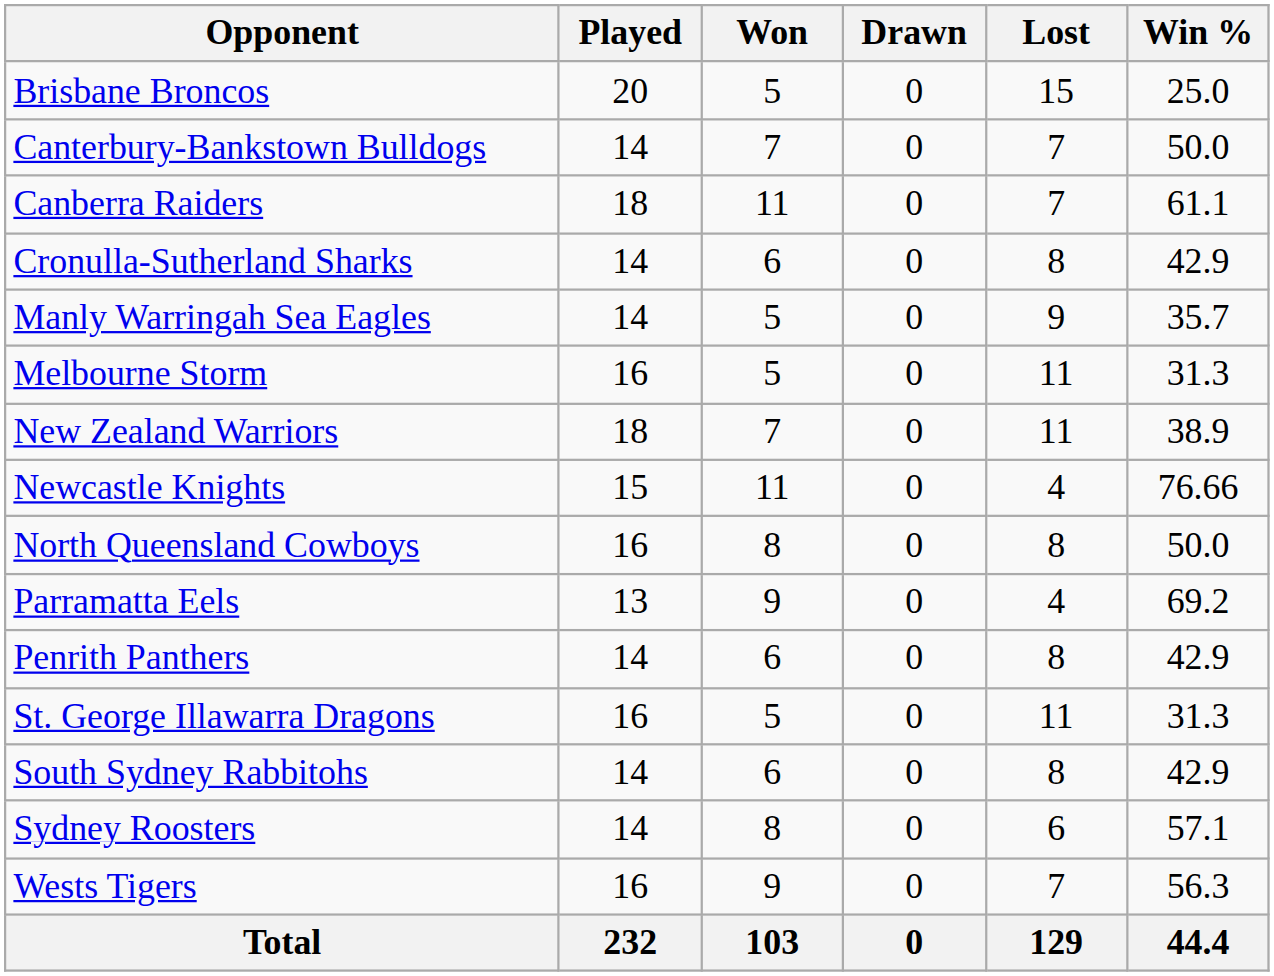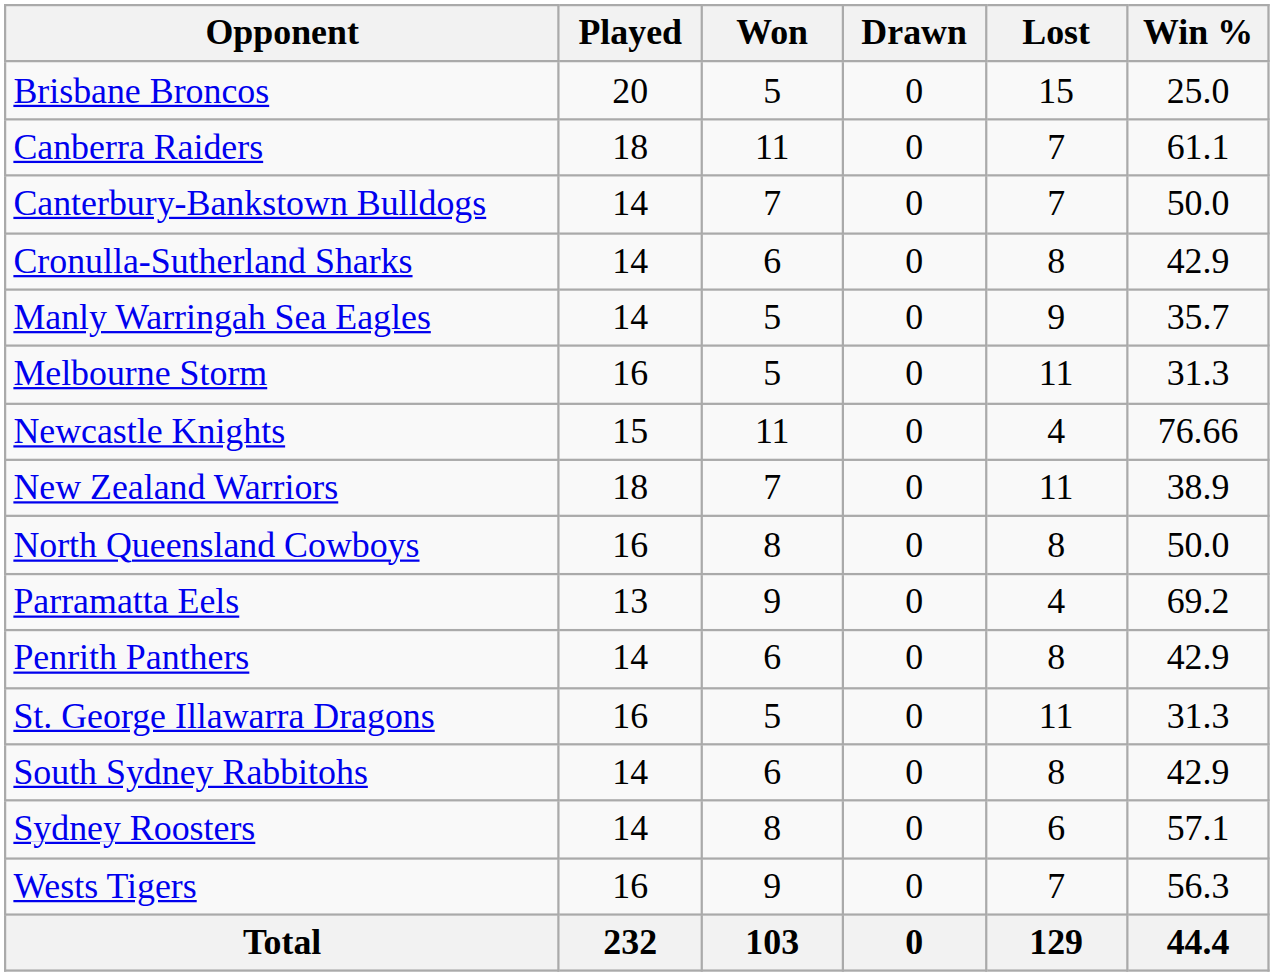rows swapped: (138, 203) <-> (250, 146)
rows swapped: (149, 487) <-> (176, 430)
